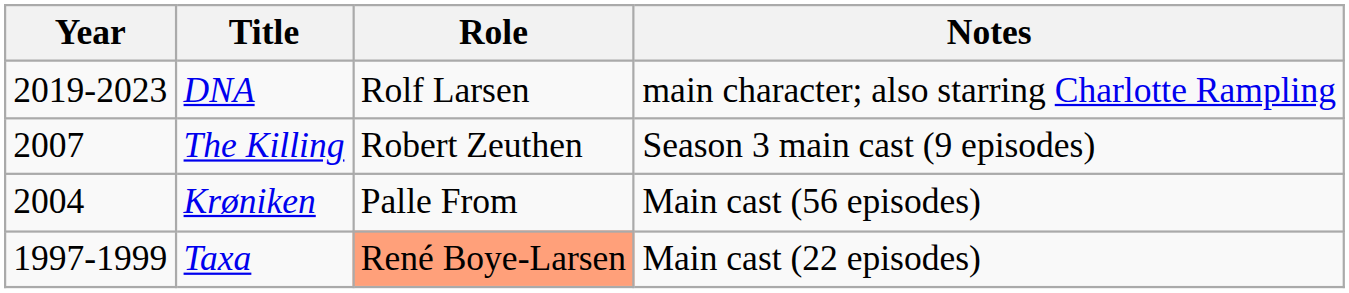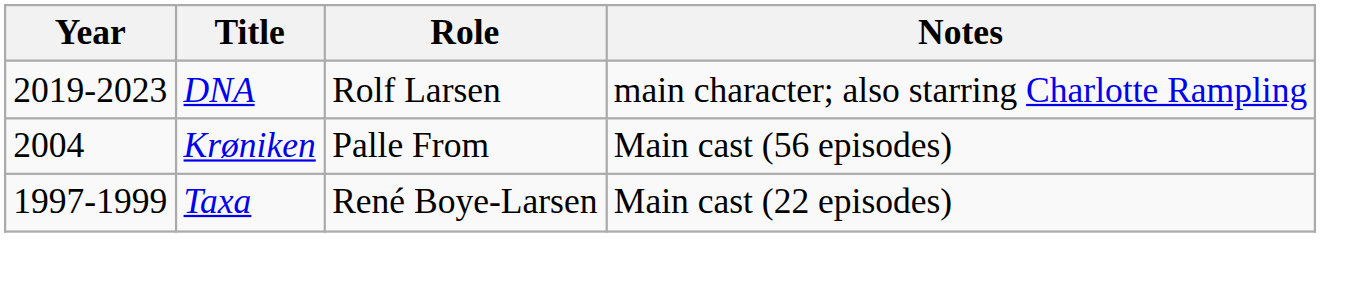- row: (264, 145)
(493, 257) lightsalmon background -> (465, 201) no background
